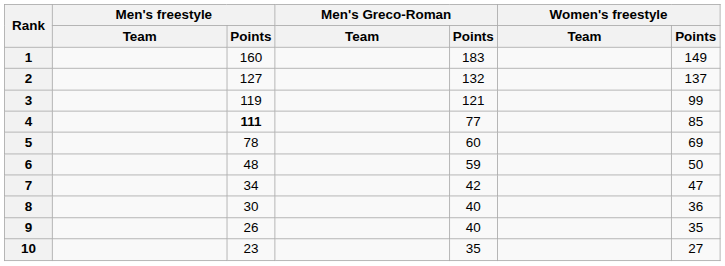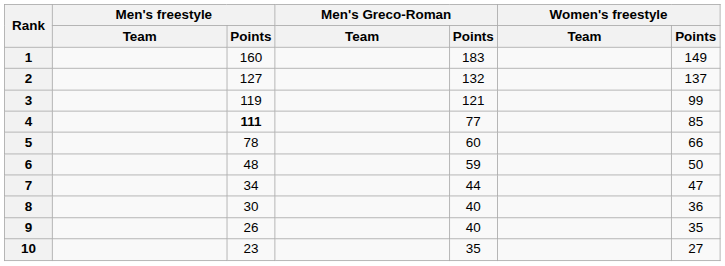(696, 143) 69 -> (696, 143) 66
(473, 185) 42 -> (473, 185) 44
